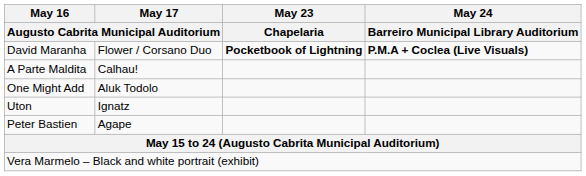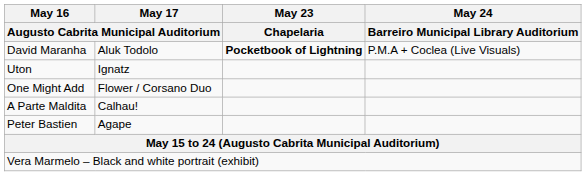(155, 50) Flower / Corsano Duo -> (128, 50) Aluk Todolo
(448, 50) bold -> (444, 50) normal
rows swapped: (19, 106) <-> (47, 69)
(128, 87) Aluk Todolo -> (155, 87) Flower / Corsano Duo
